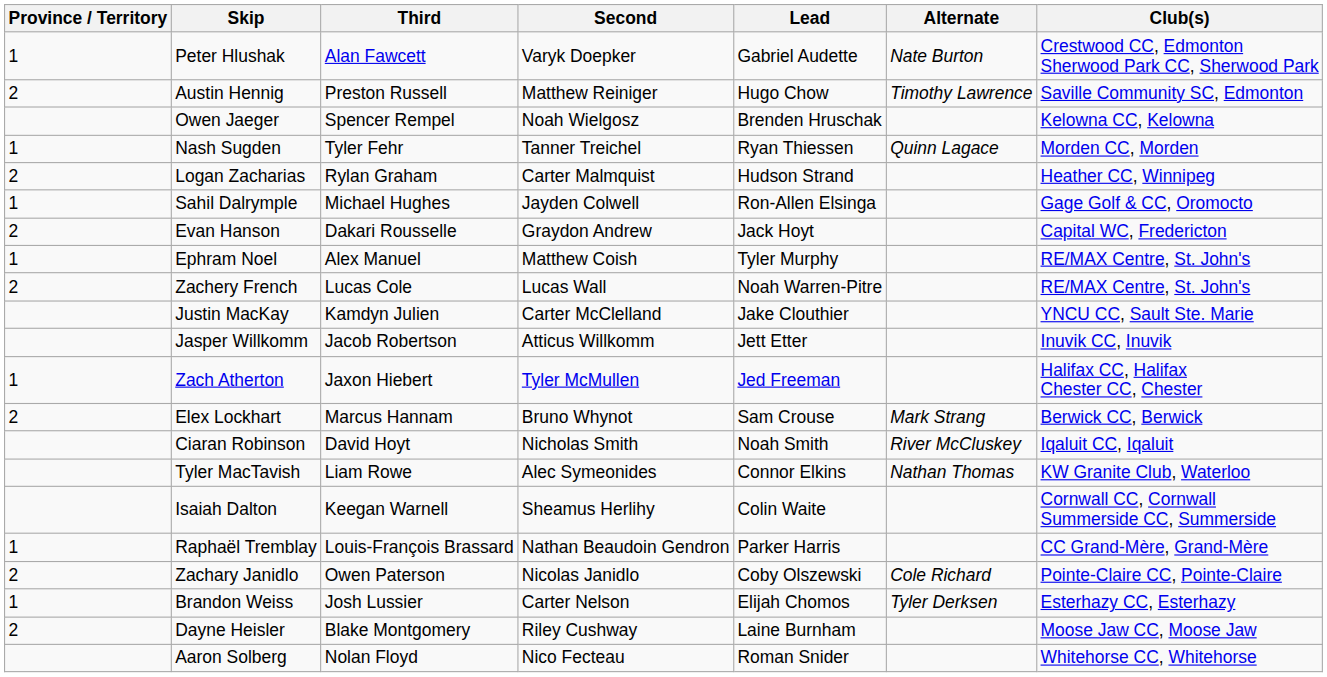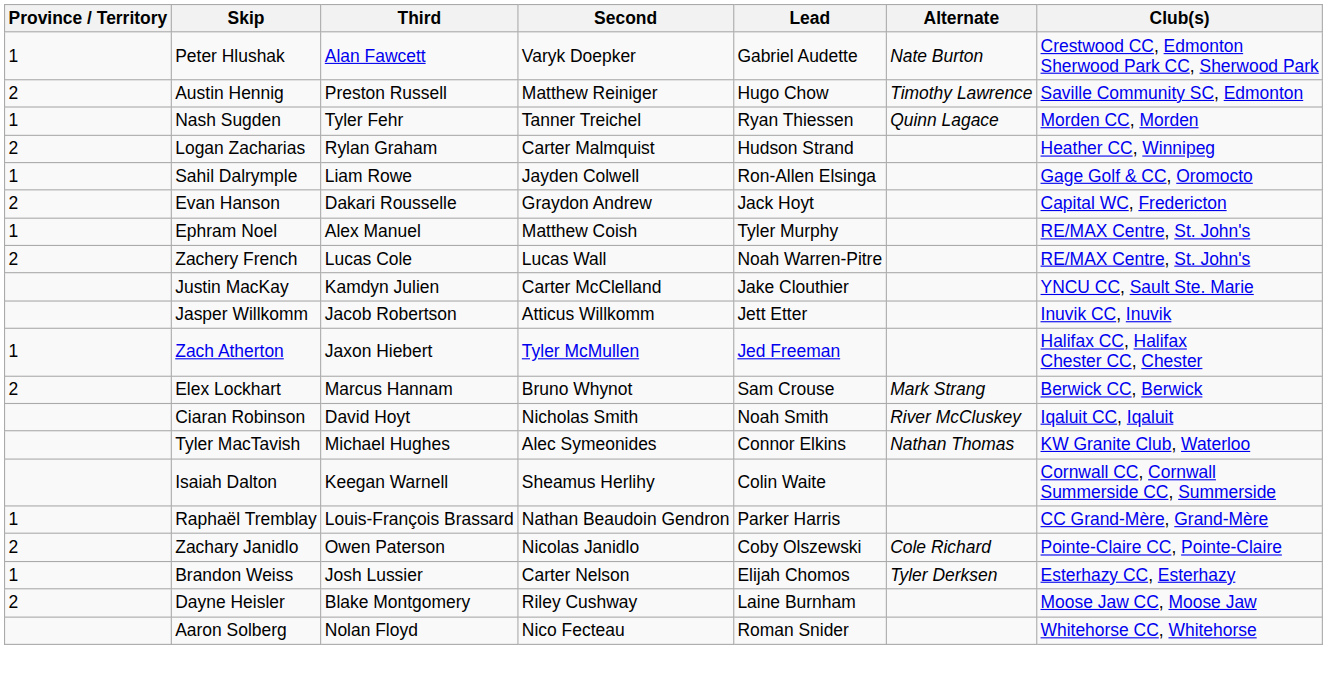- row: (227, 120)
(387, 203) Michael Hughes -> (368, 176) Liam Rowe
(368, 472) Liam Rowe -> (387, 444) Michael Hughes
